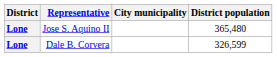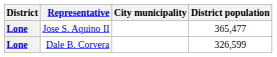(230, 28) 365,480 -> (230, 28) 365,477
